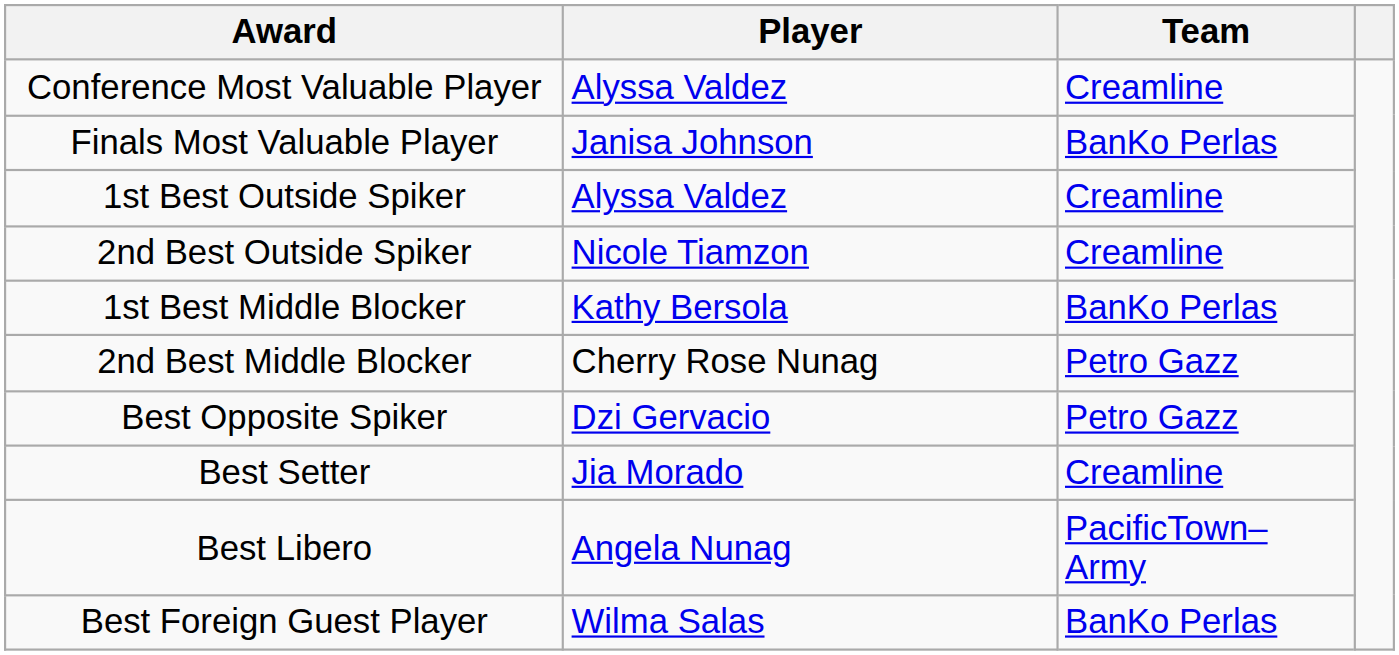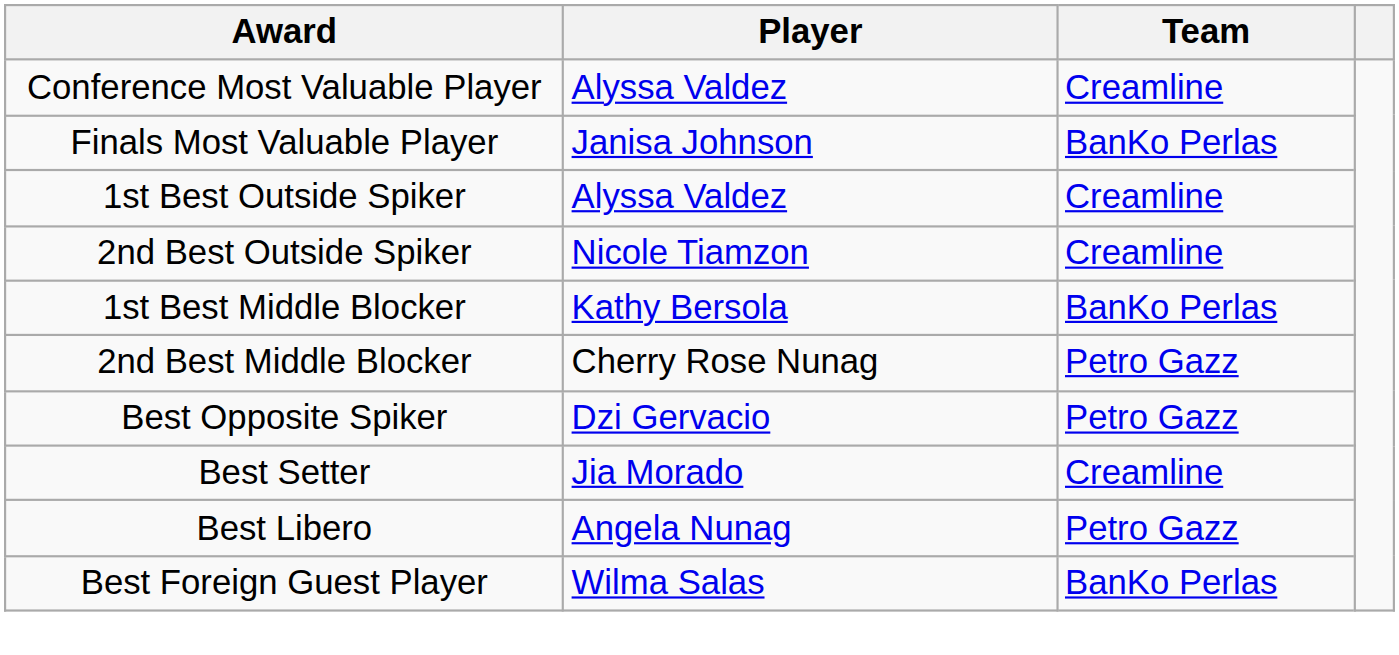(1166, 547) PacificTown–Army -> (1152, 527) Petro Gazz
